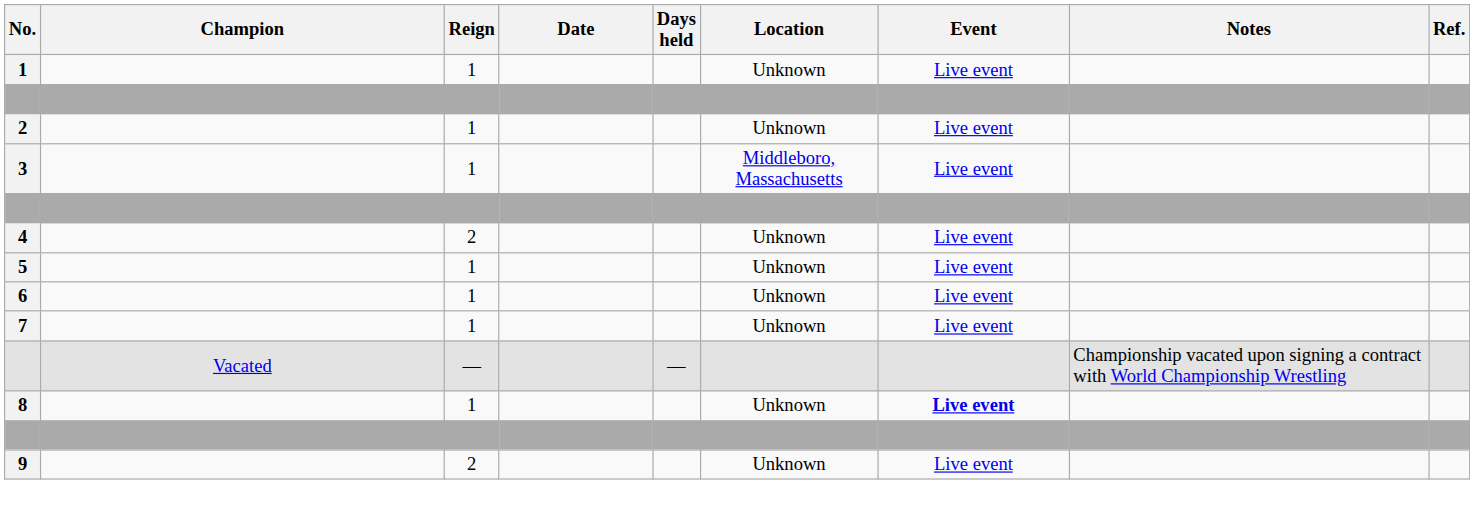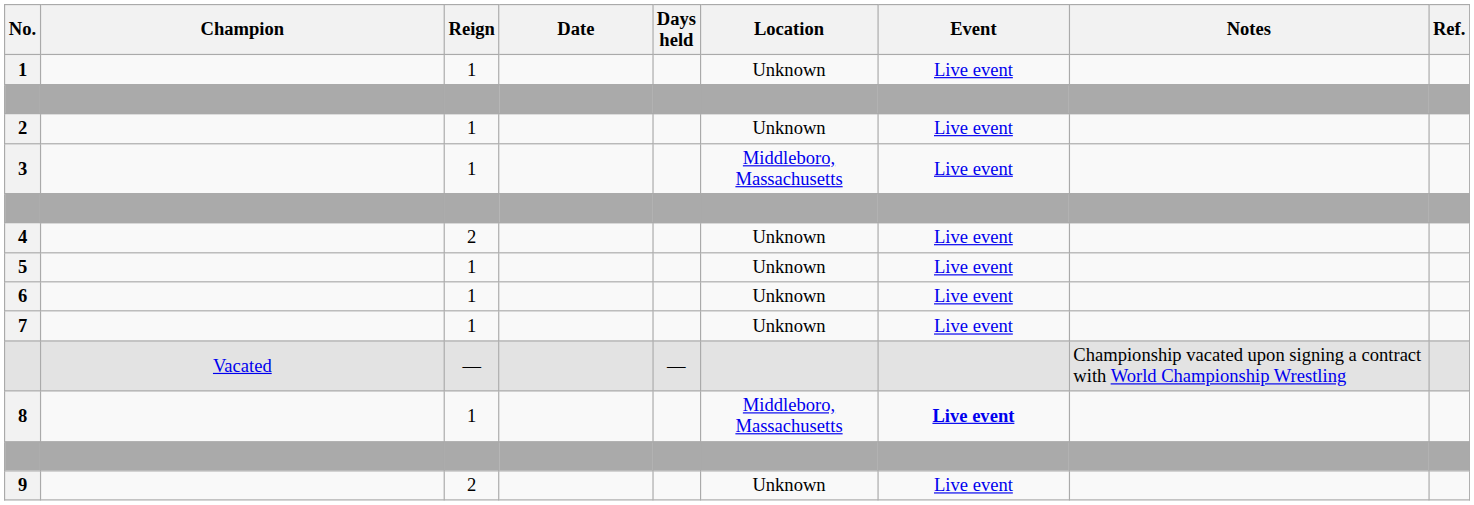(789, 405) Unknown -> (789, 416) Middleboro, Massachusetts
